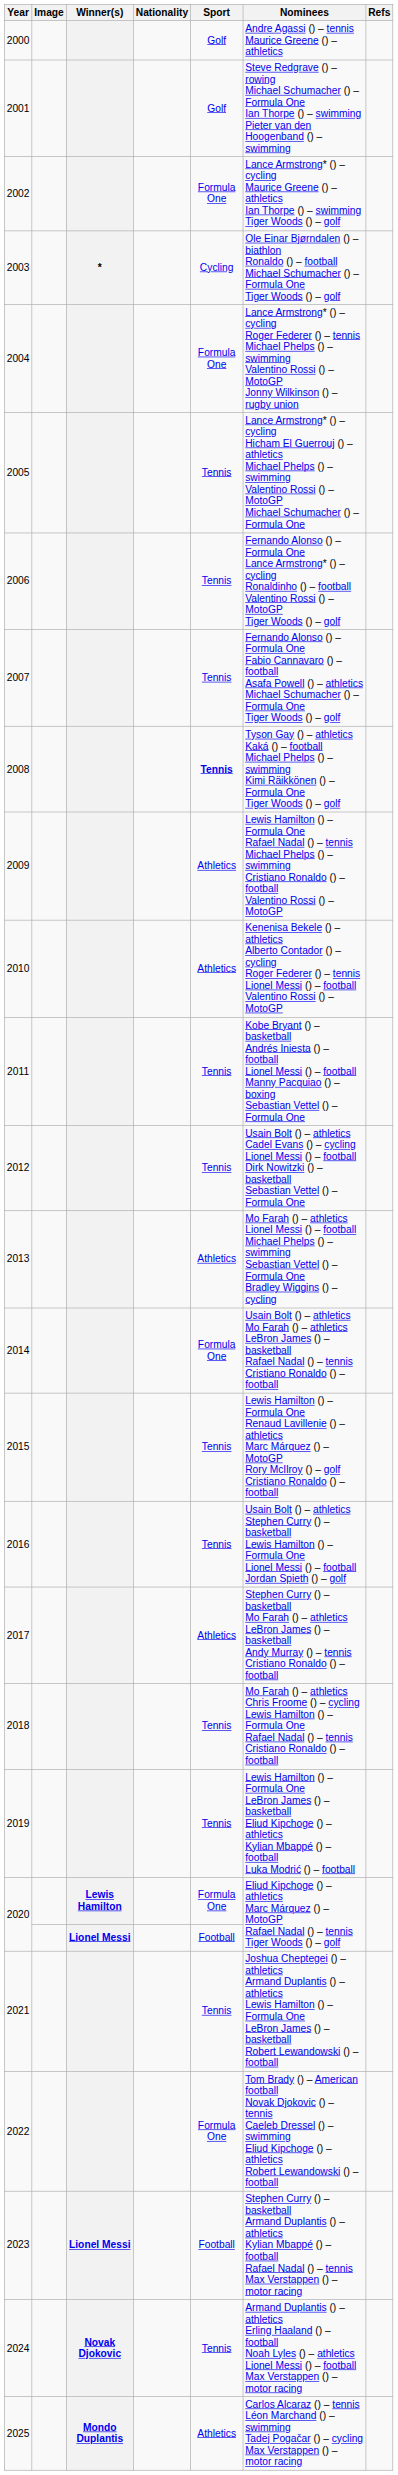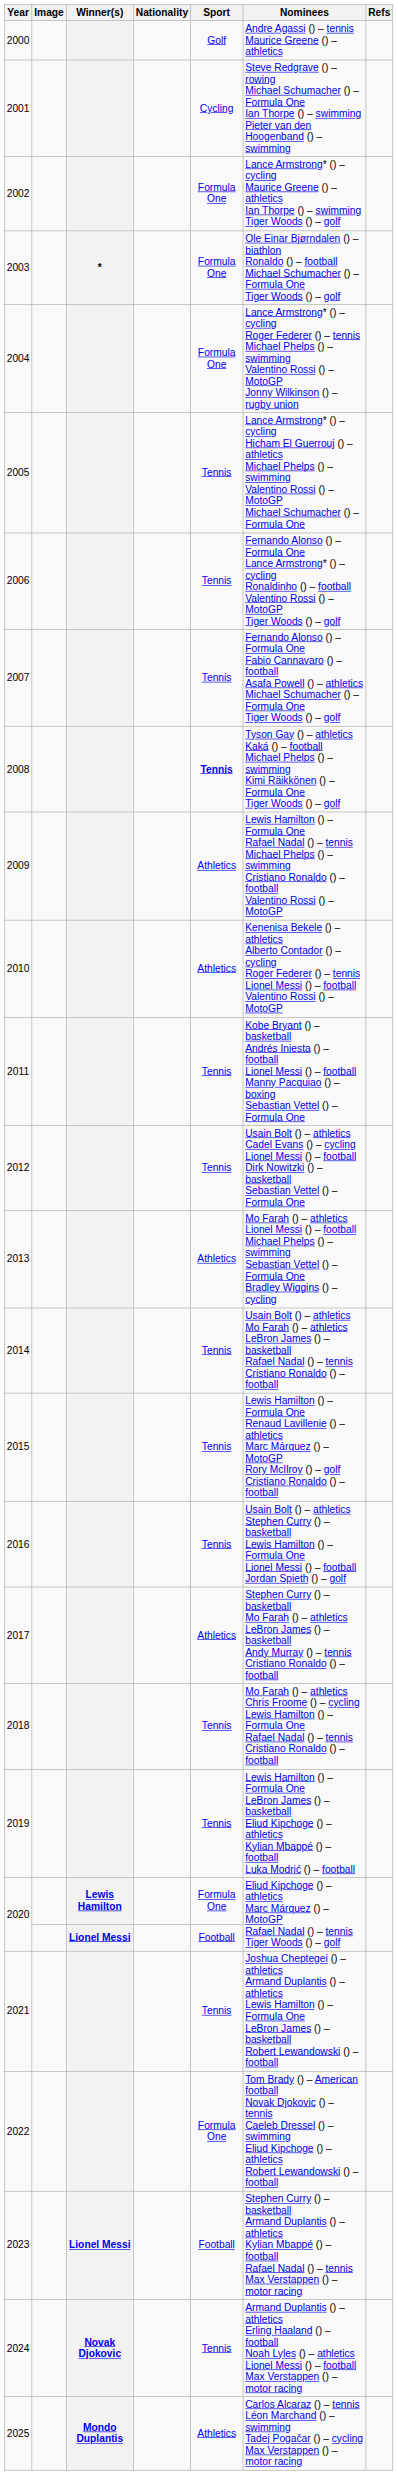(217, 108) Golf -> (217, 108) Cycling
(217, 267) Cycling -> (217, 267) Formula One
(217, 1350) Formula One -> (217, 1350) Tennis
